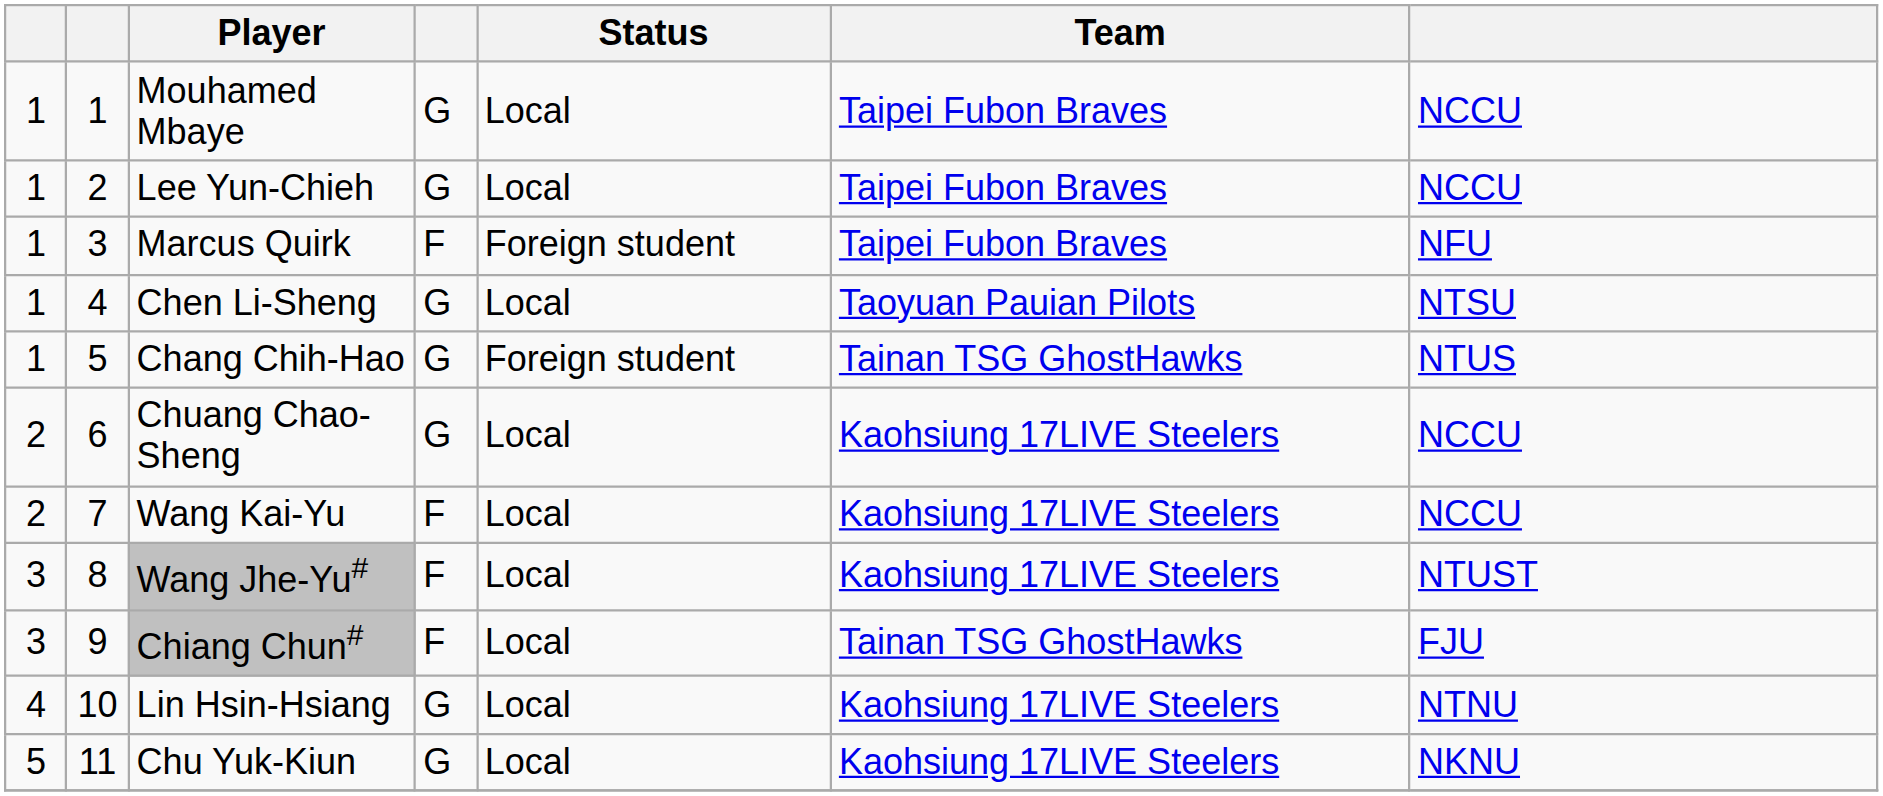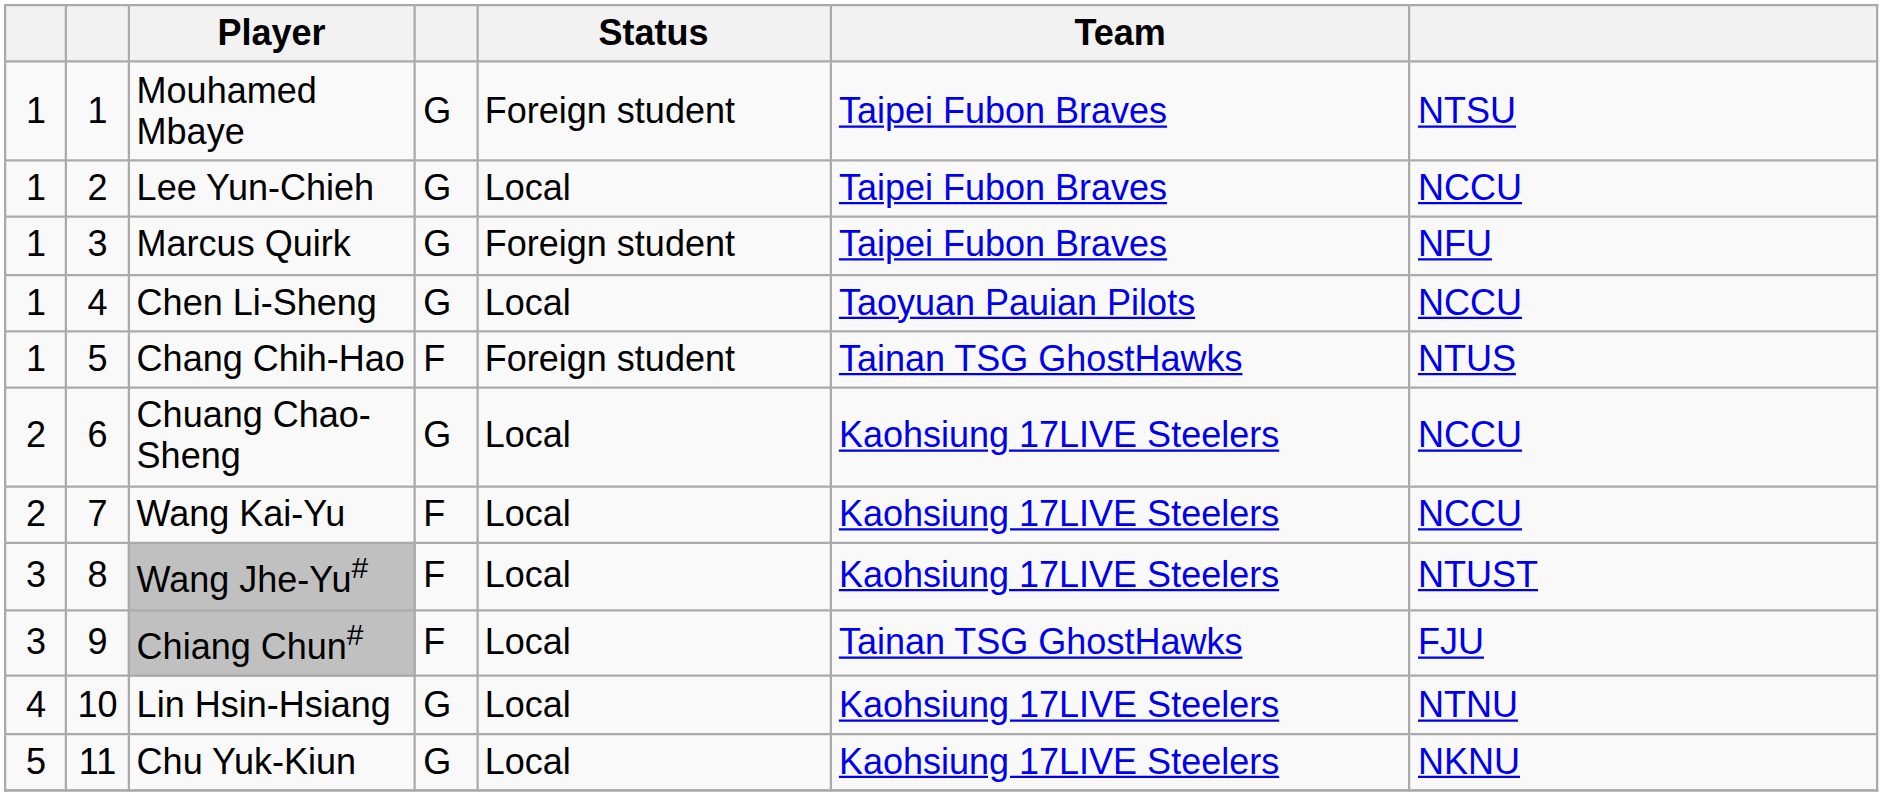(528, 110) Local -> (610, 110) Foreign student
(1470, 110) NCCU -> (1467, 110) NTSU
(434, 244) F -> (437, 244) G
(1467, 301) NTSU -> (1470, 301) NCCU
(437, 359) G -> (434, 359) F
